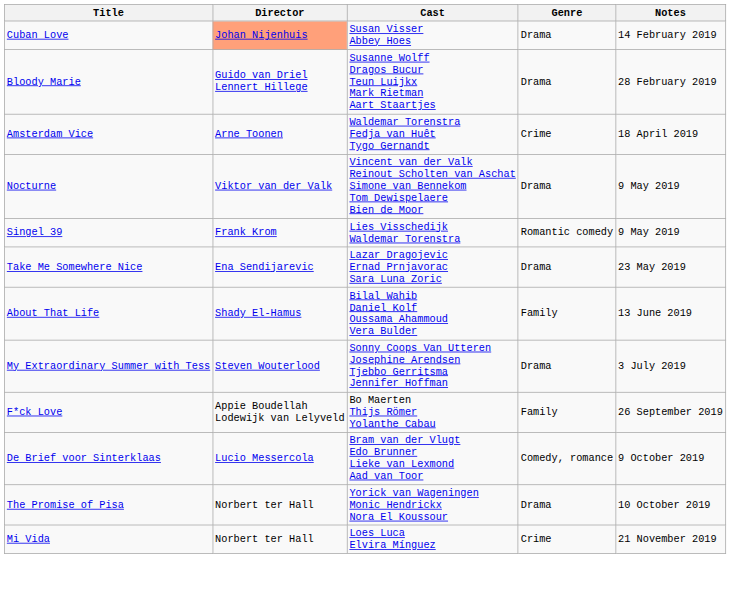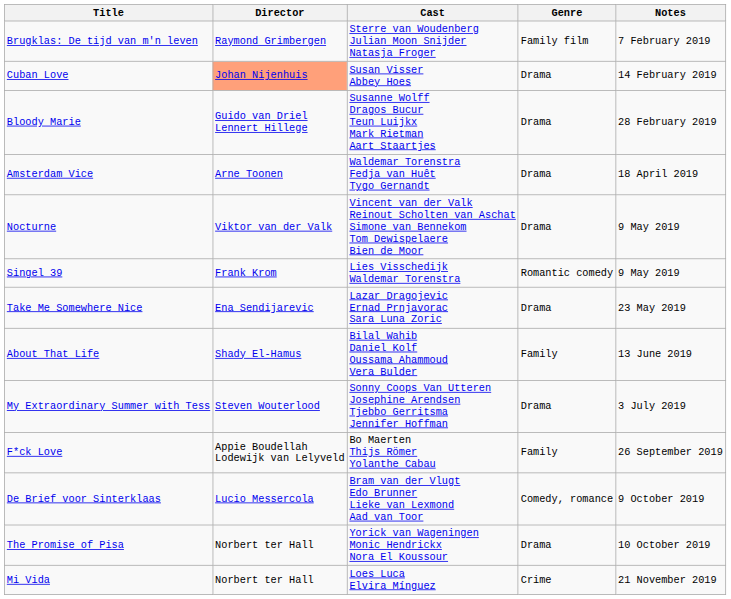+ row: (102, 41)
(536, 134) Crime -> (536, 175) Drama
